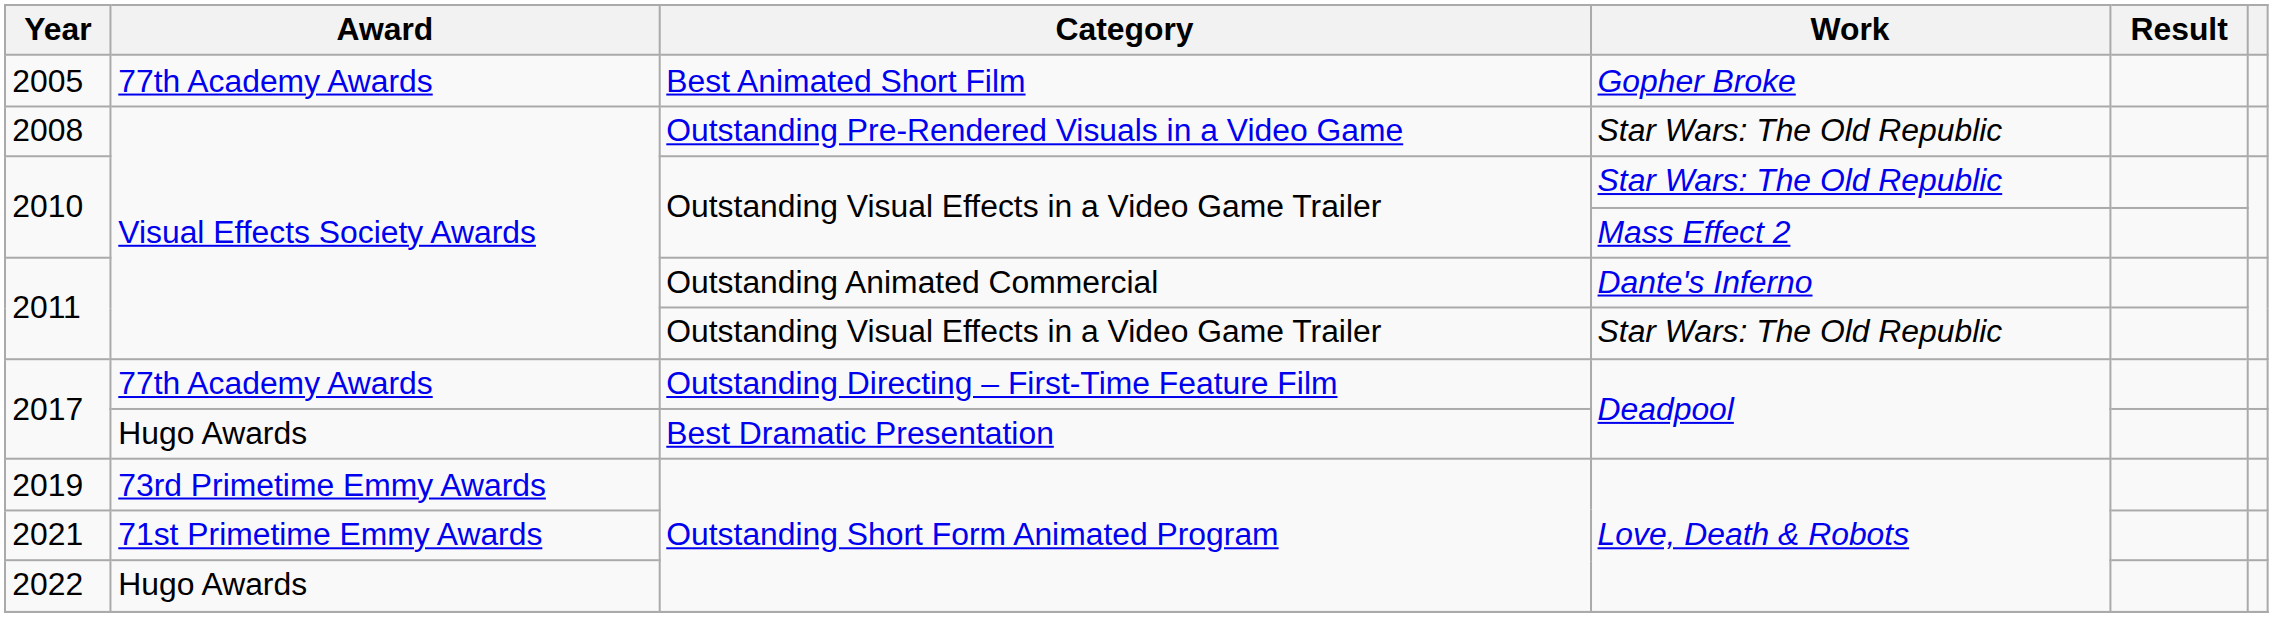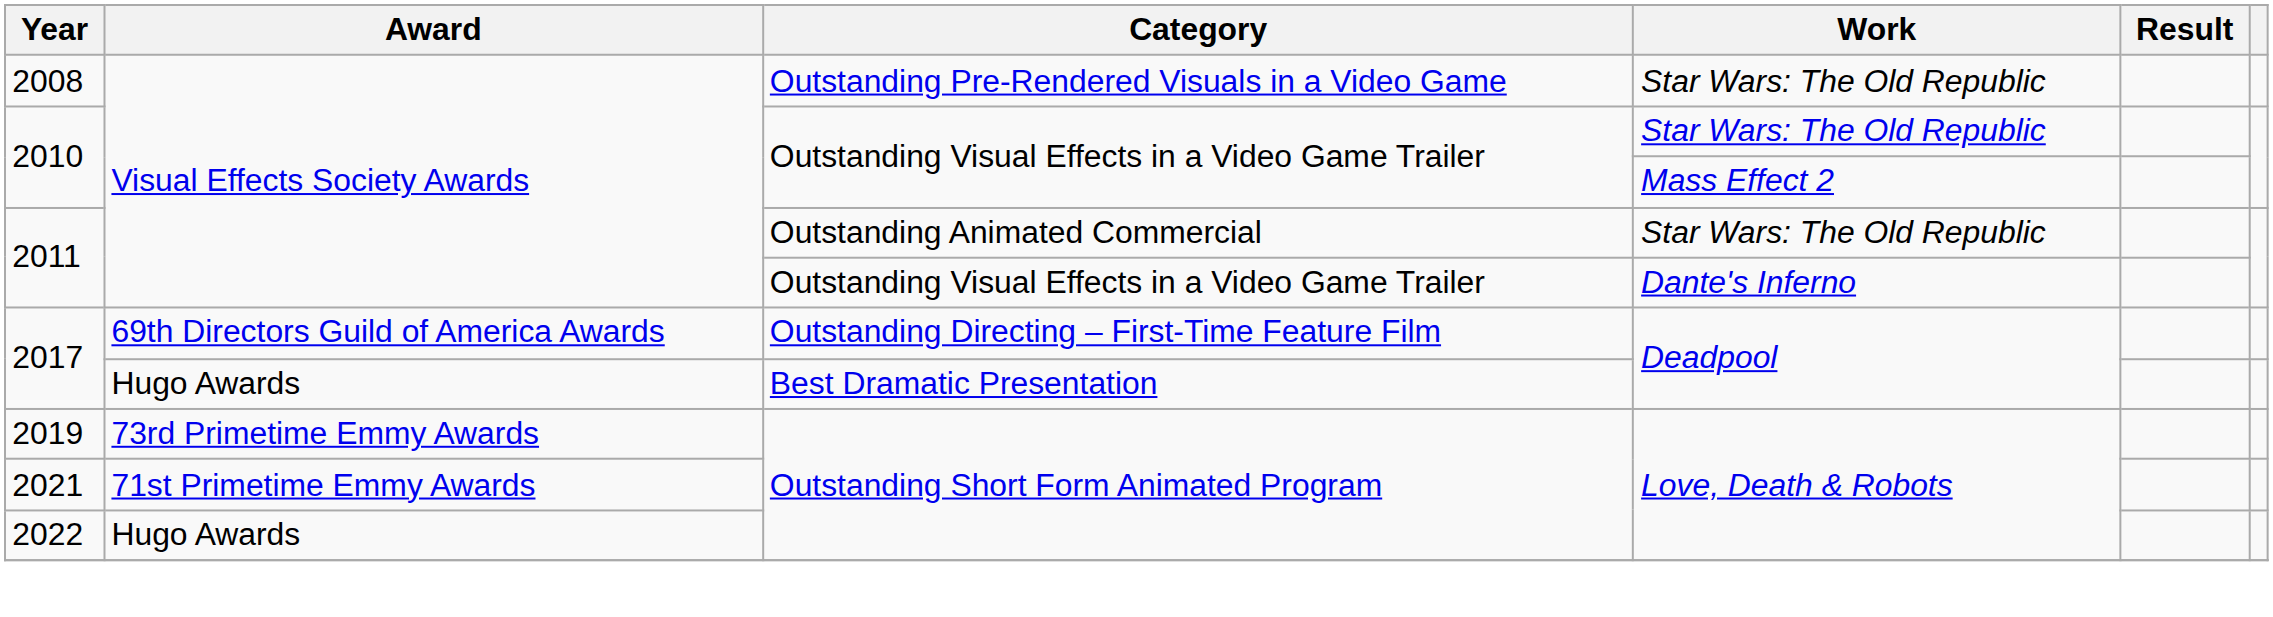- row: (48, 80)
(1705, 282) Dante's Inferno -> (1843, 231) Star Wars: The Old Republic
(1800, 332) Star Wars: The Old Republic -> (1749, 282) Dante's Inferno
(276, 383) 77th Academy Awards -> (388, 332) 69th Directors Guild of America Awards
